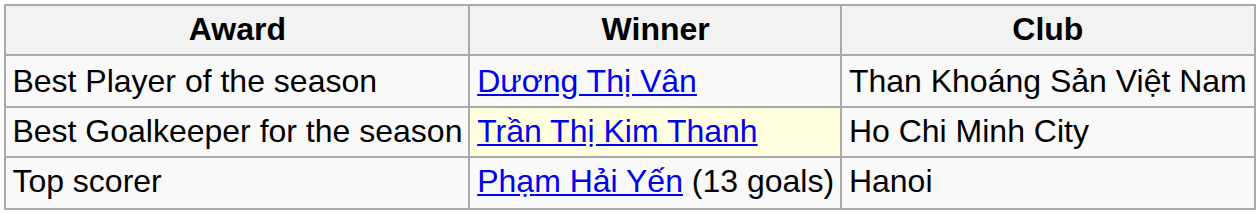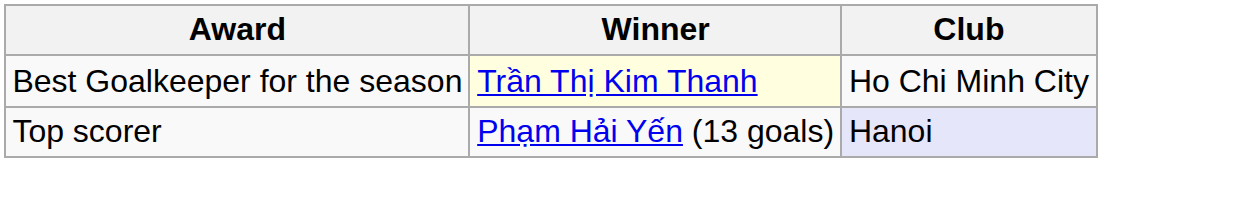- row: (195, 80)
(891, 182) no background -> (891, 131) lavender background
